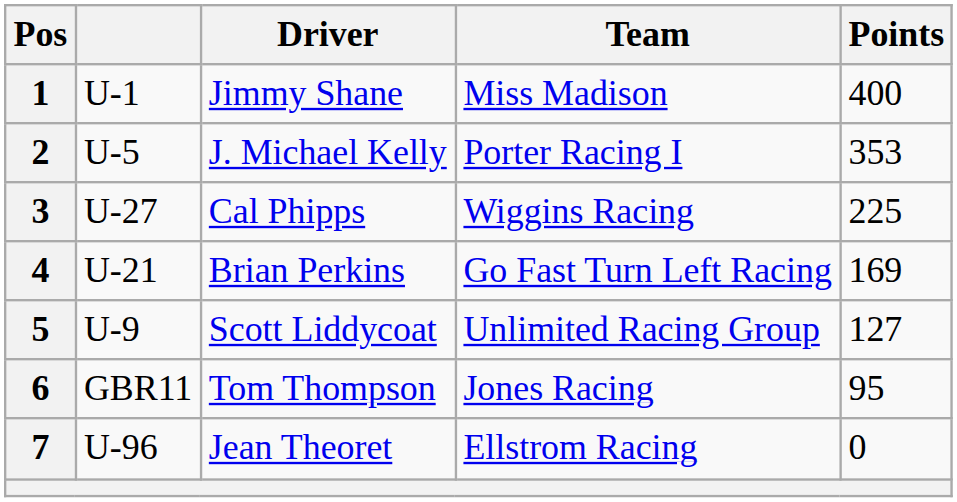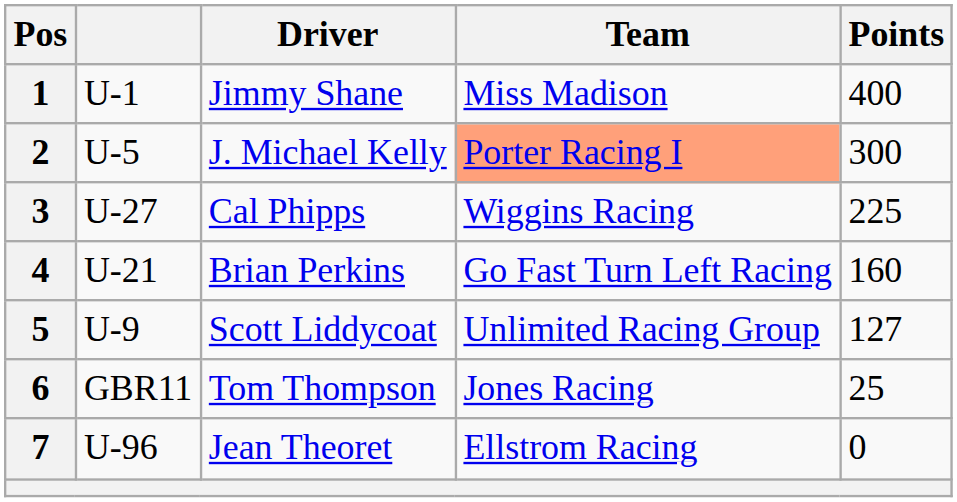(573, 152) no background -> (573, 152) lightsalmon background
(875, 152) 353 -> (875, 152) 300
(875, 270) 169 -> (875, 270) 160
(866, 389) 95 -> (866, 389) 25
